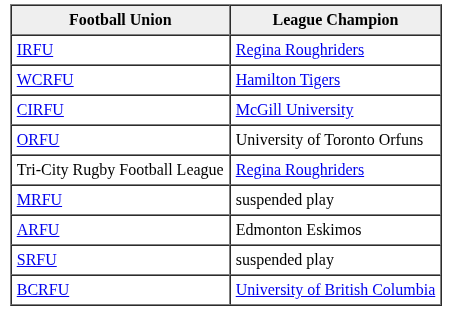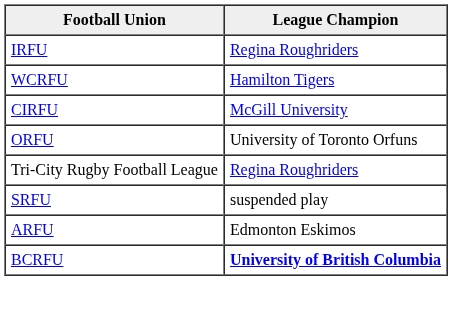- row: (39, 200)
rows swapped: (37, 260) <-> (38, 230)
(335, 290) normal -> (335, 260) bold
